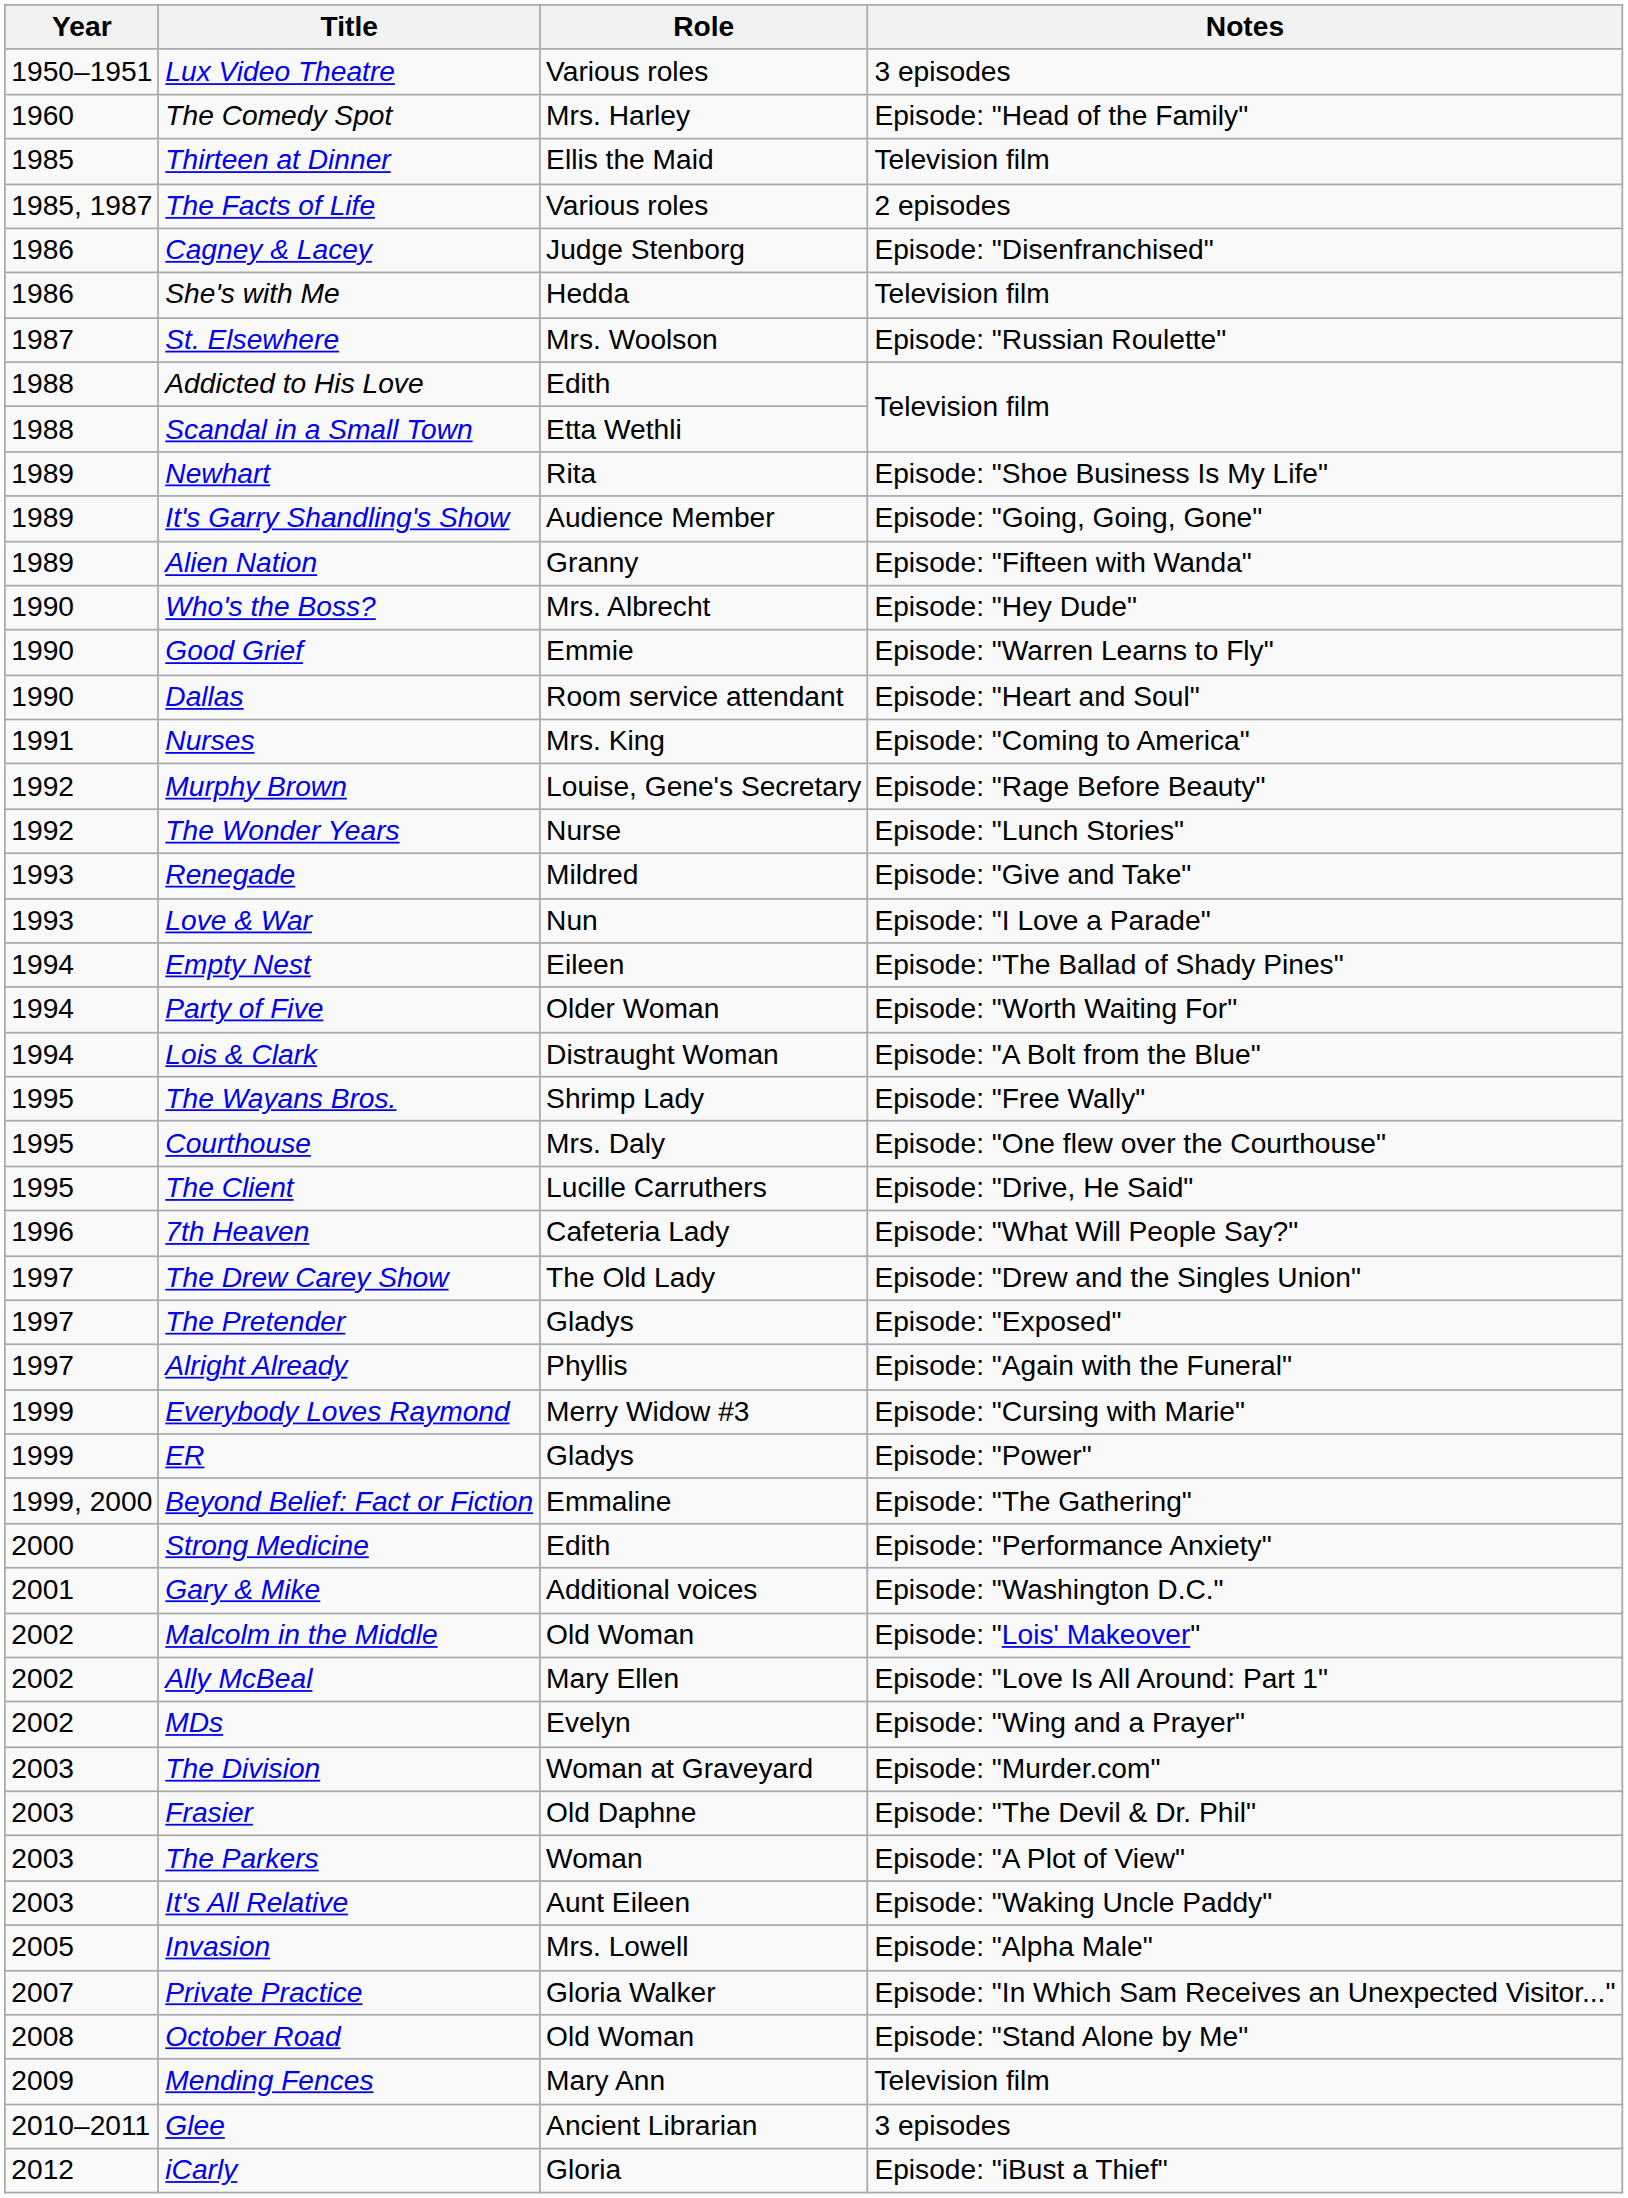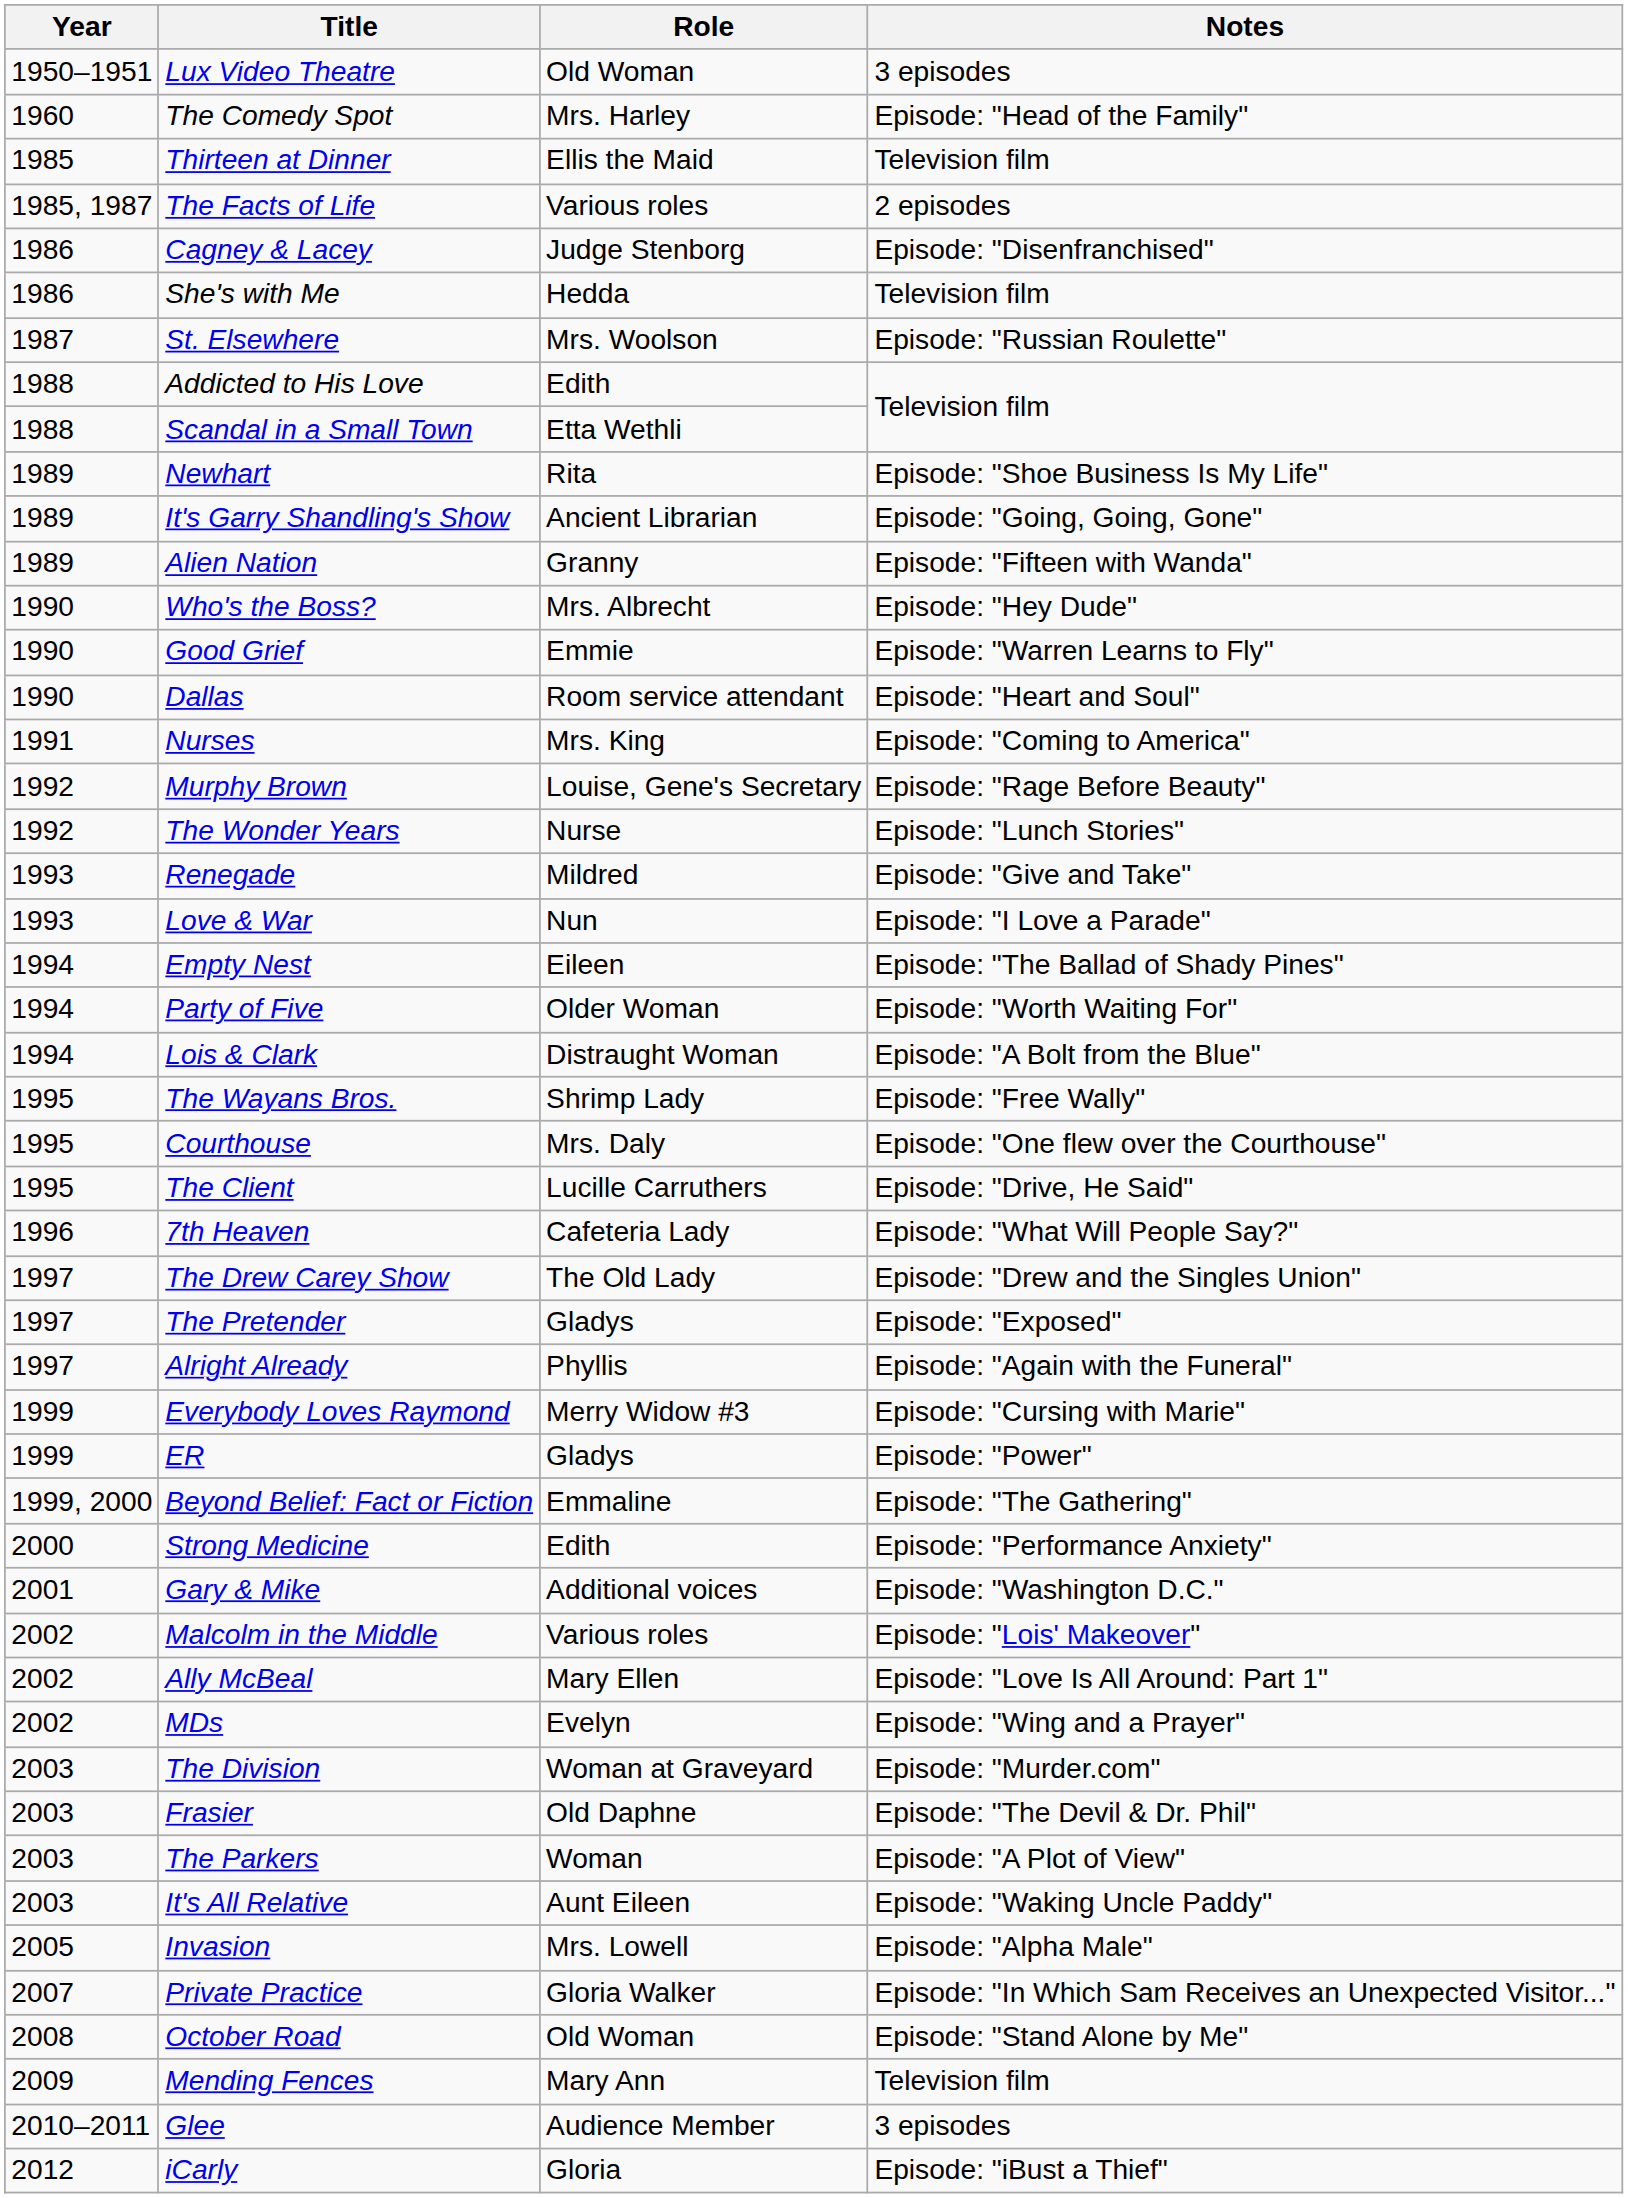(627, 71) Various roles -> (620, 71) Old Woman
(660, 518) Audience Member -> (652, 518) Ancient Librarian
(620, 1634) Old Woman -> (627, 1634) Various roles
(652, 2125) Ancient Librarian -> (660, 2125) Audience Member
